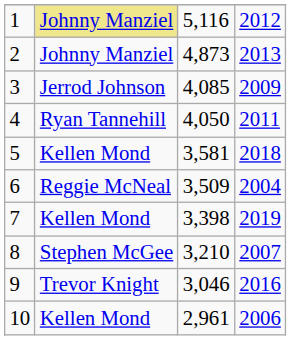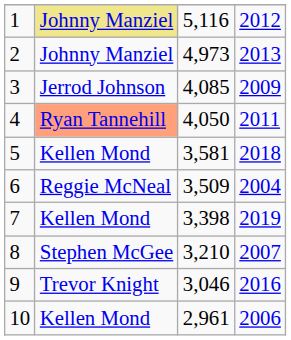(206, 53) 4,873 -> (206, 53) 4,973
(103, 119) no background -> (103, 119) lightsalmon background
